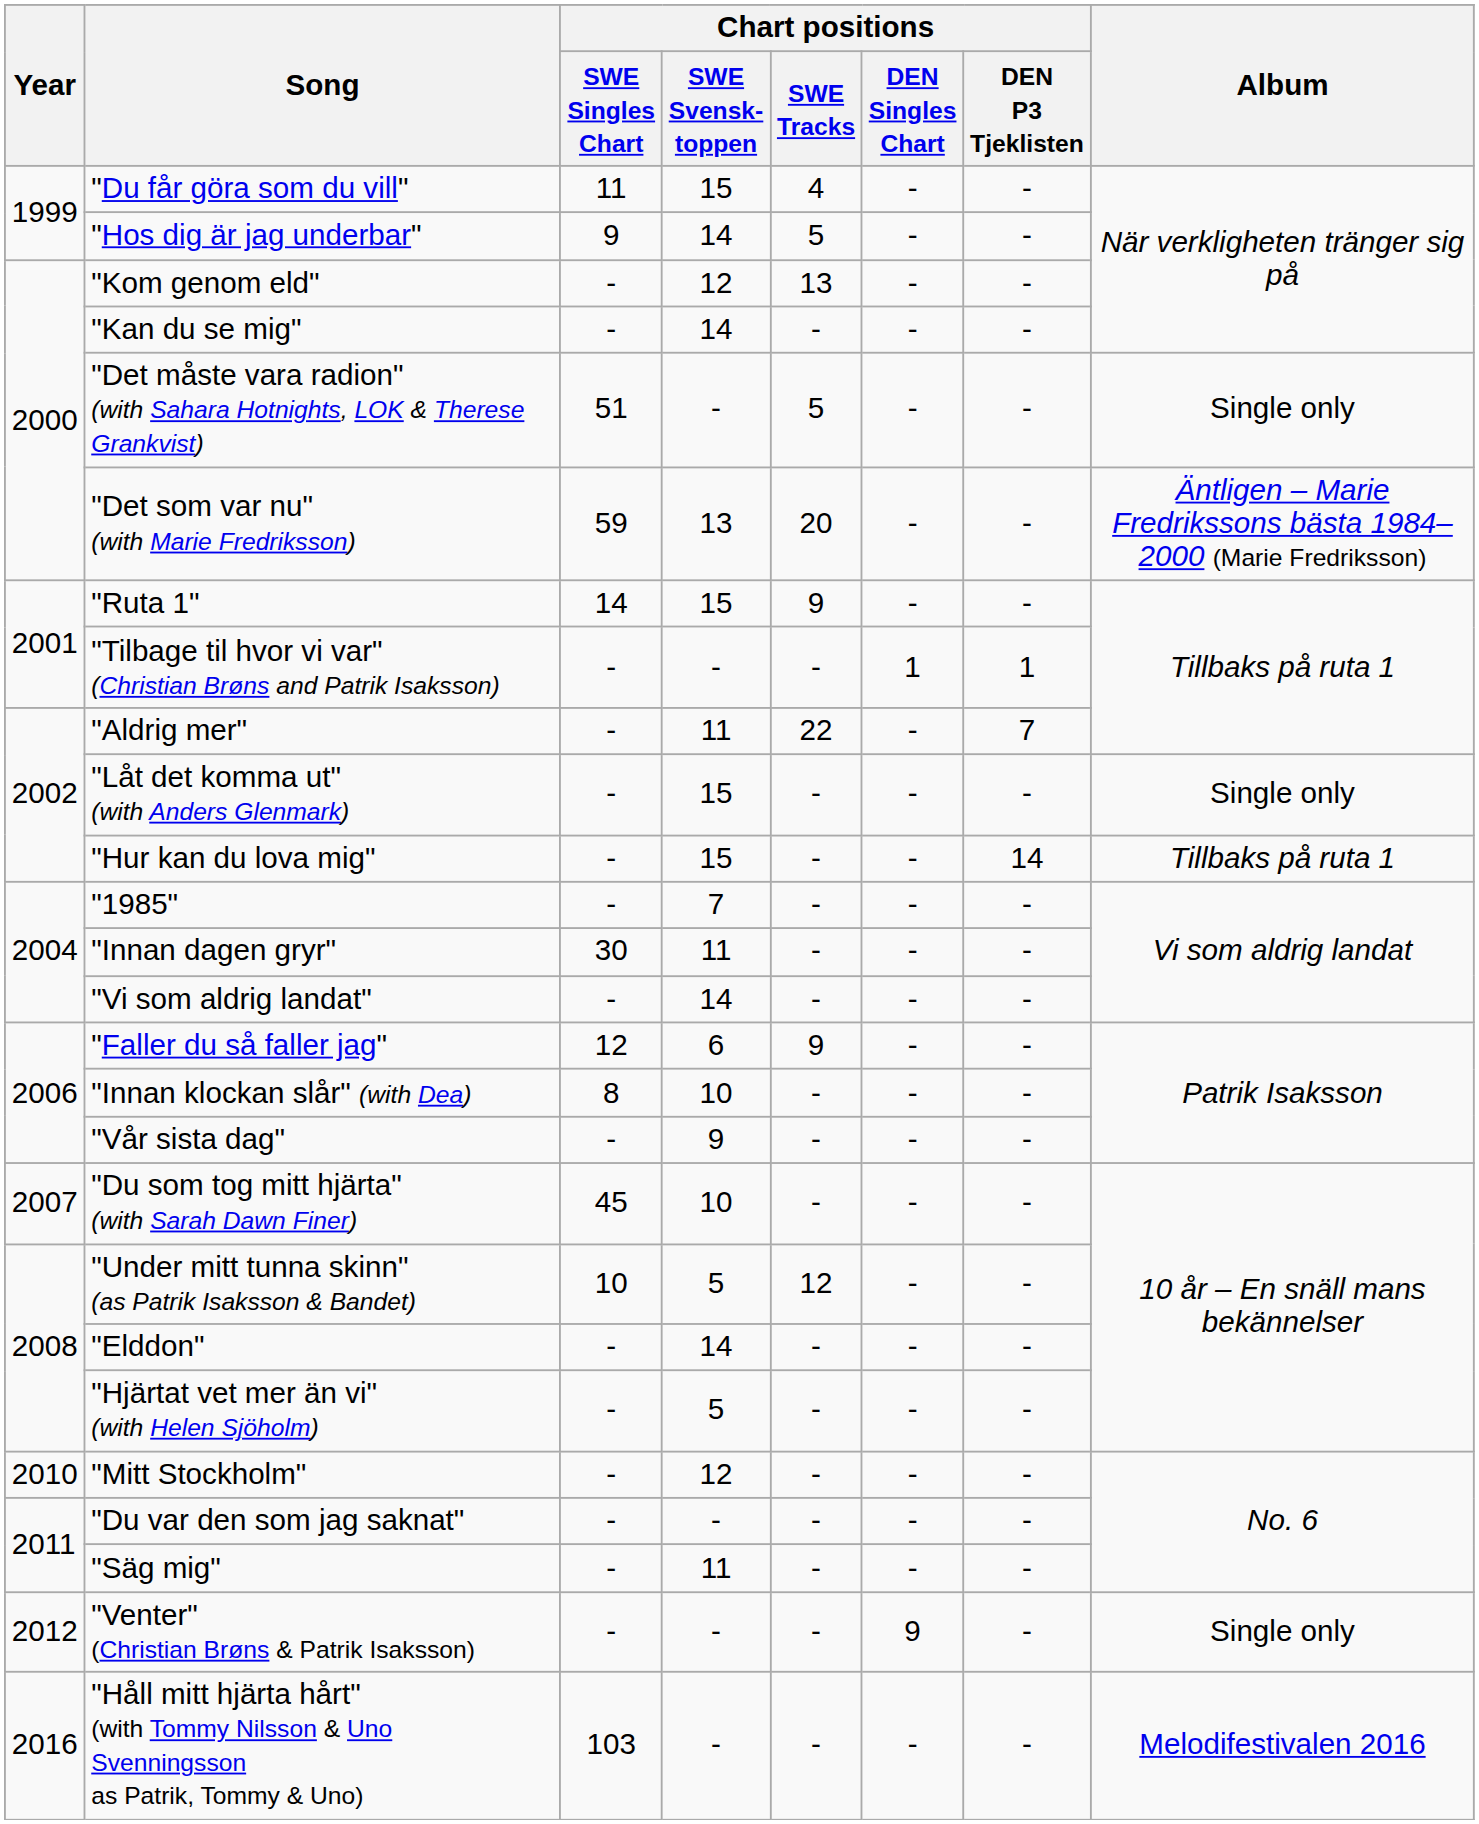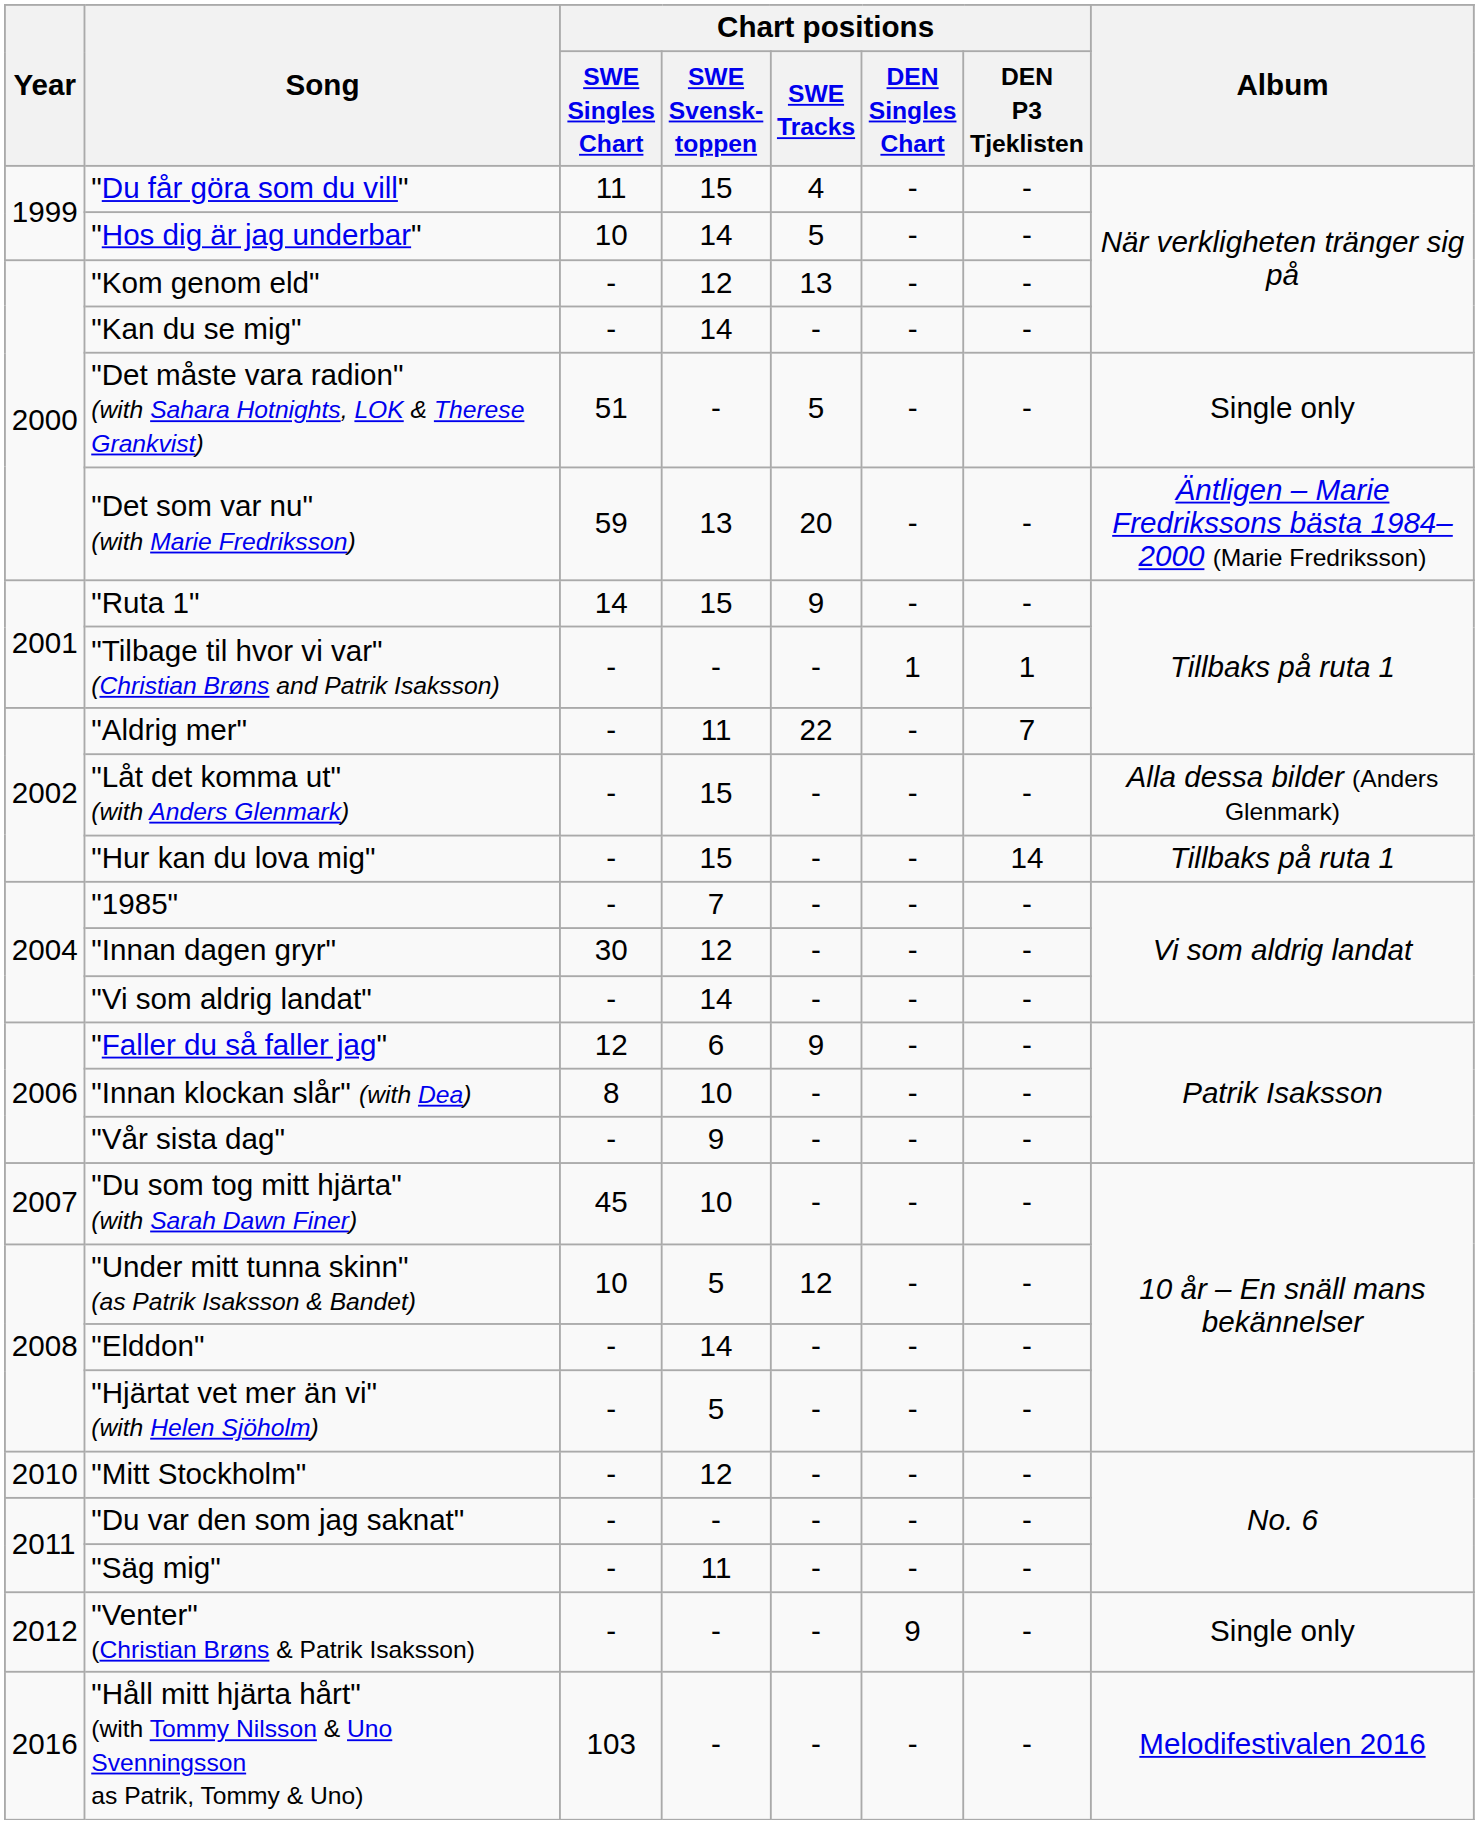(611, 235) 9 -> (611, 235) 10
(1282, 794) Single only -> (1282, 794) Alla dessa bilder (Anders Glenmark)
(716, 951) 11 -> (716, 951) 12
